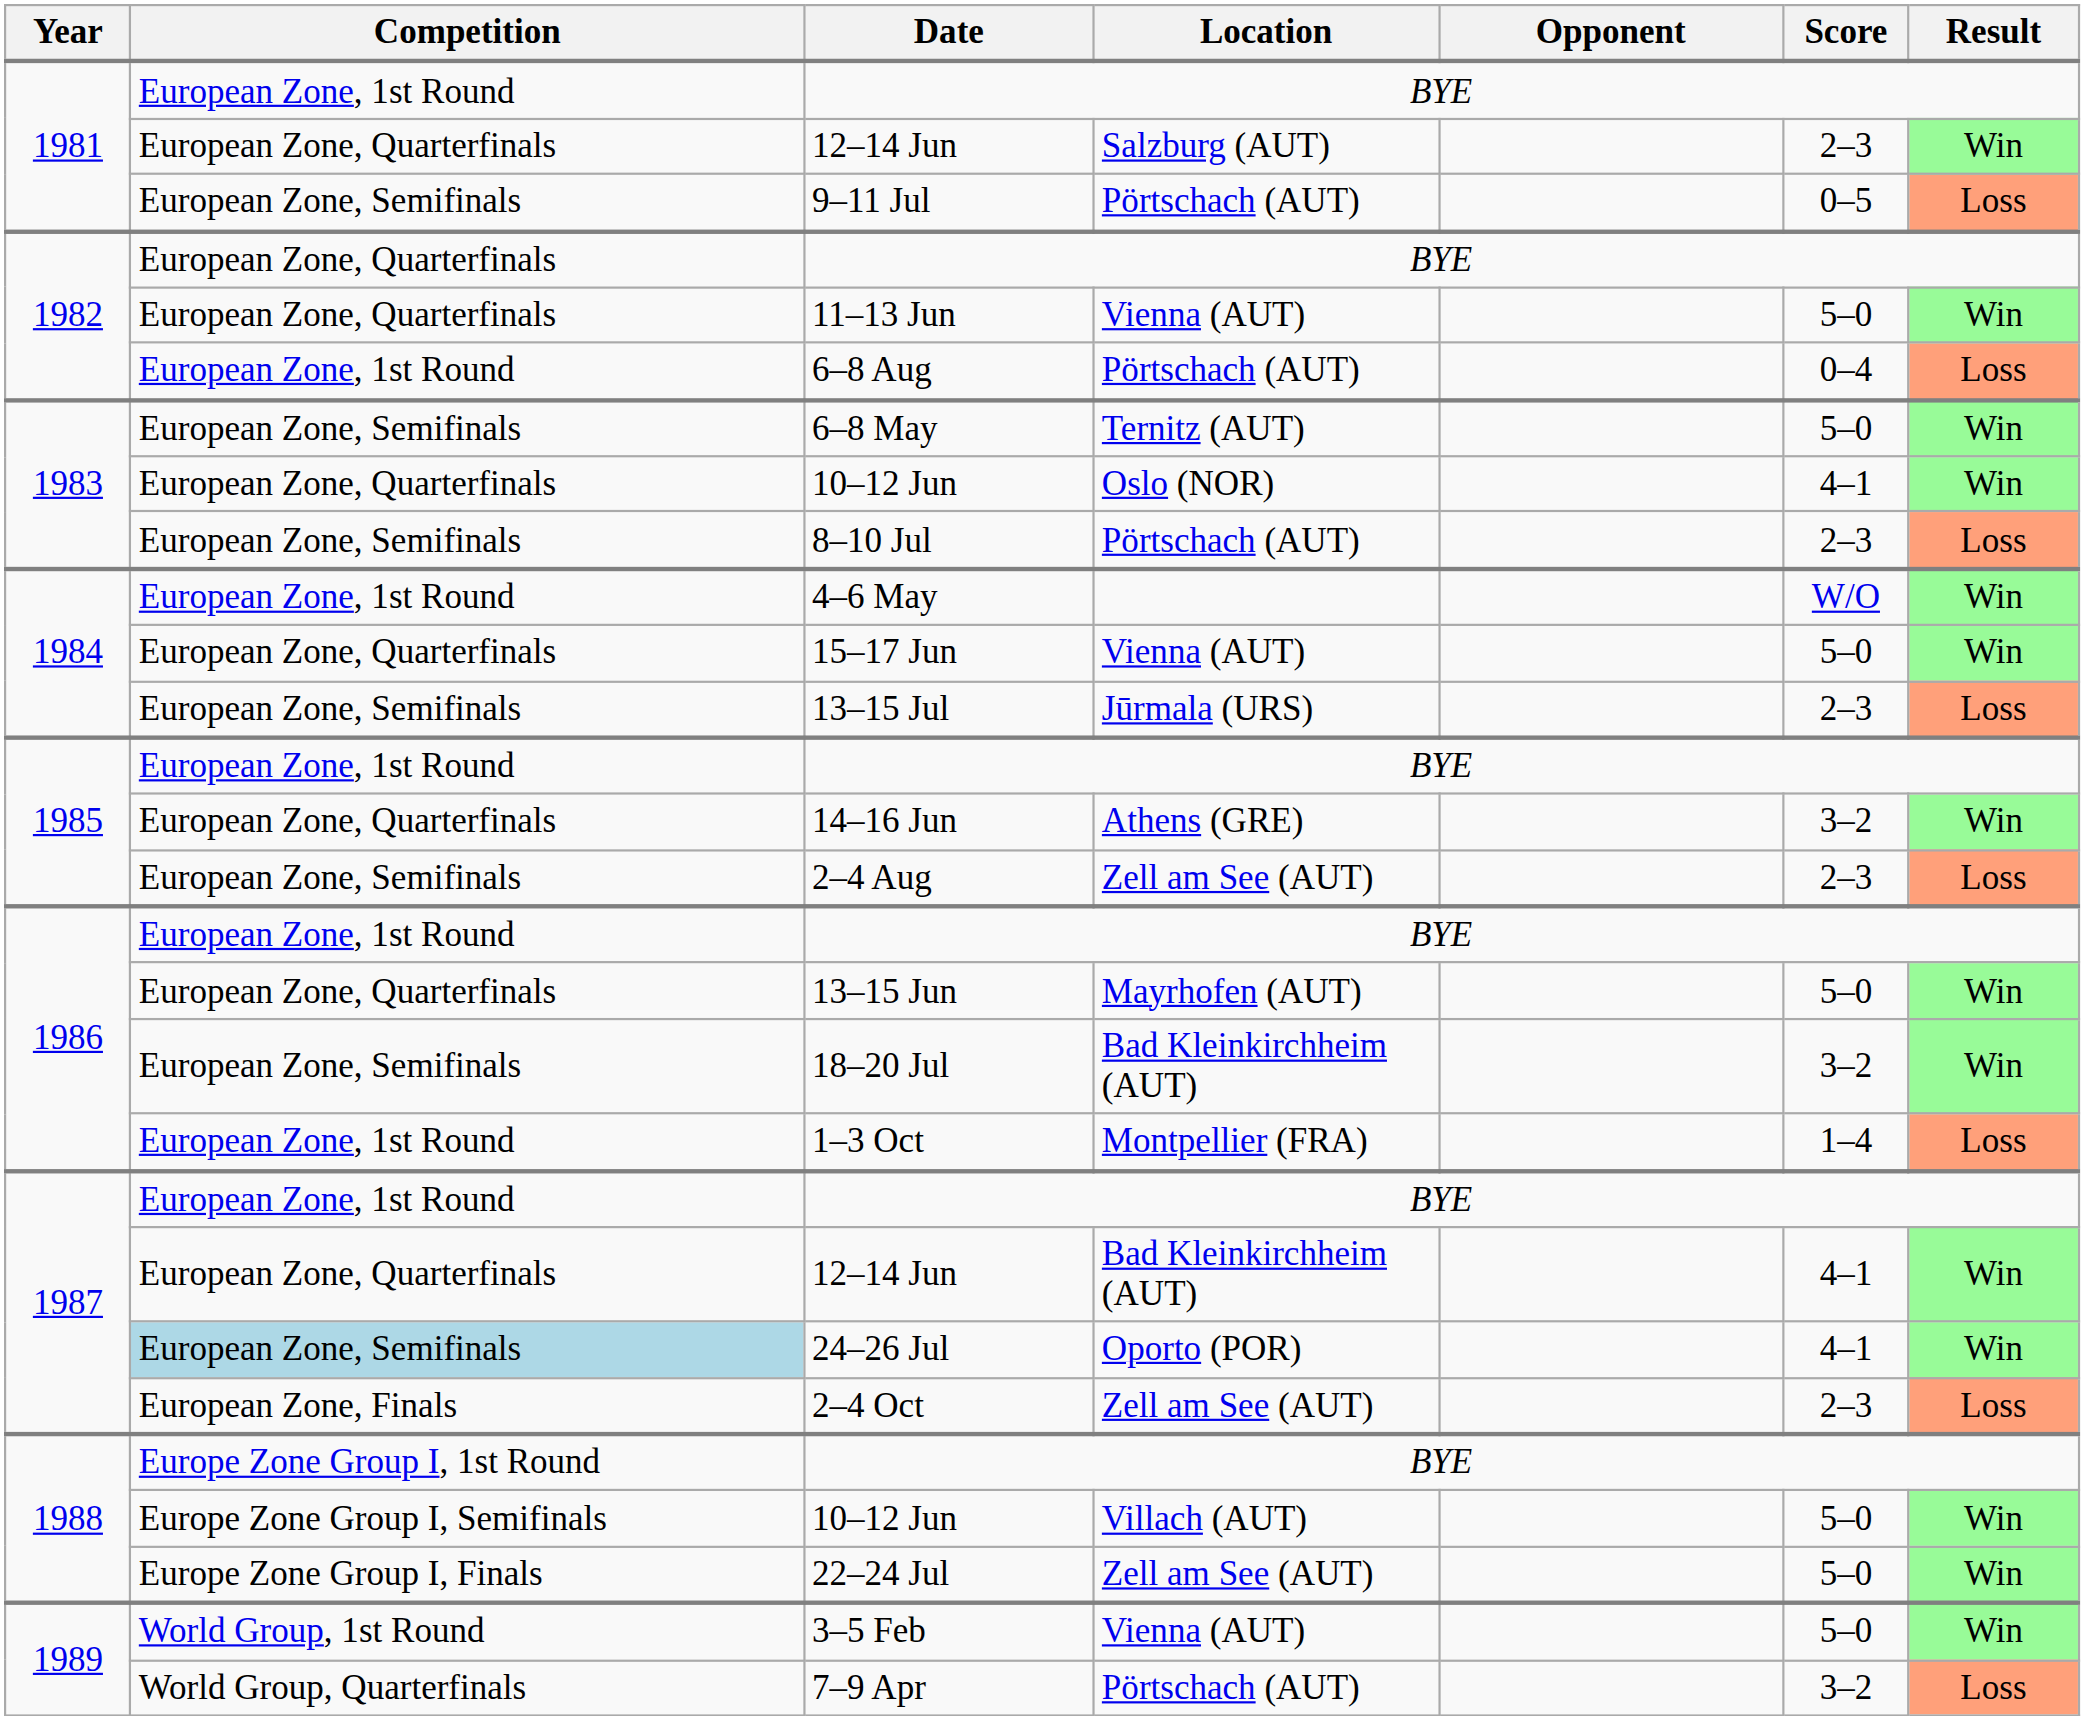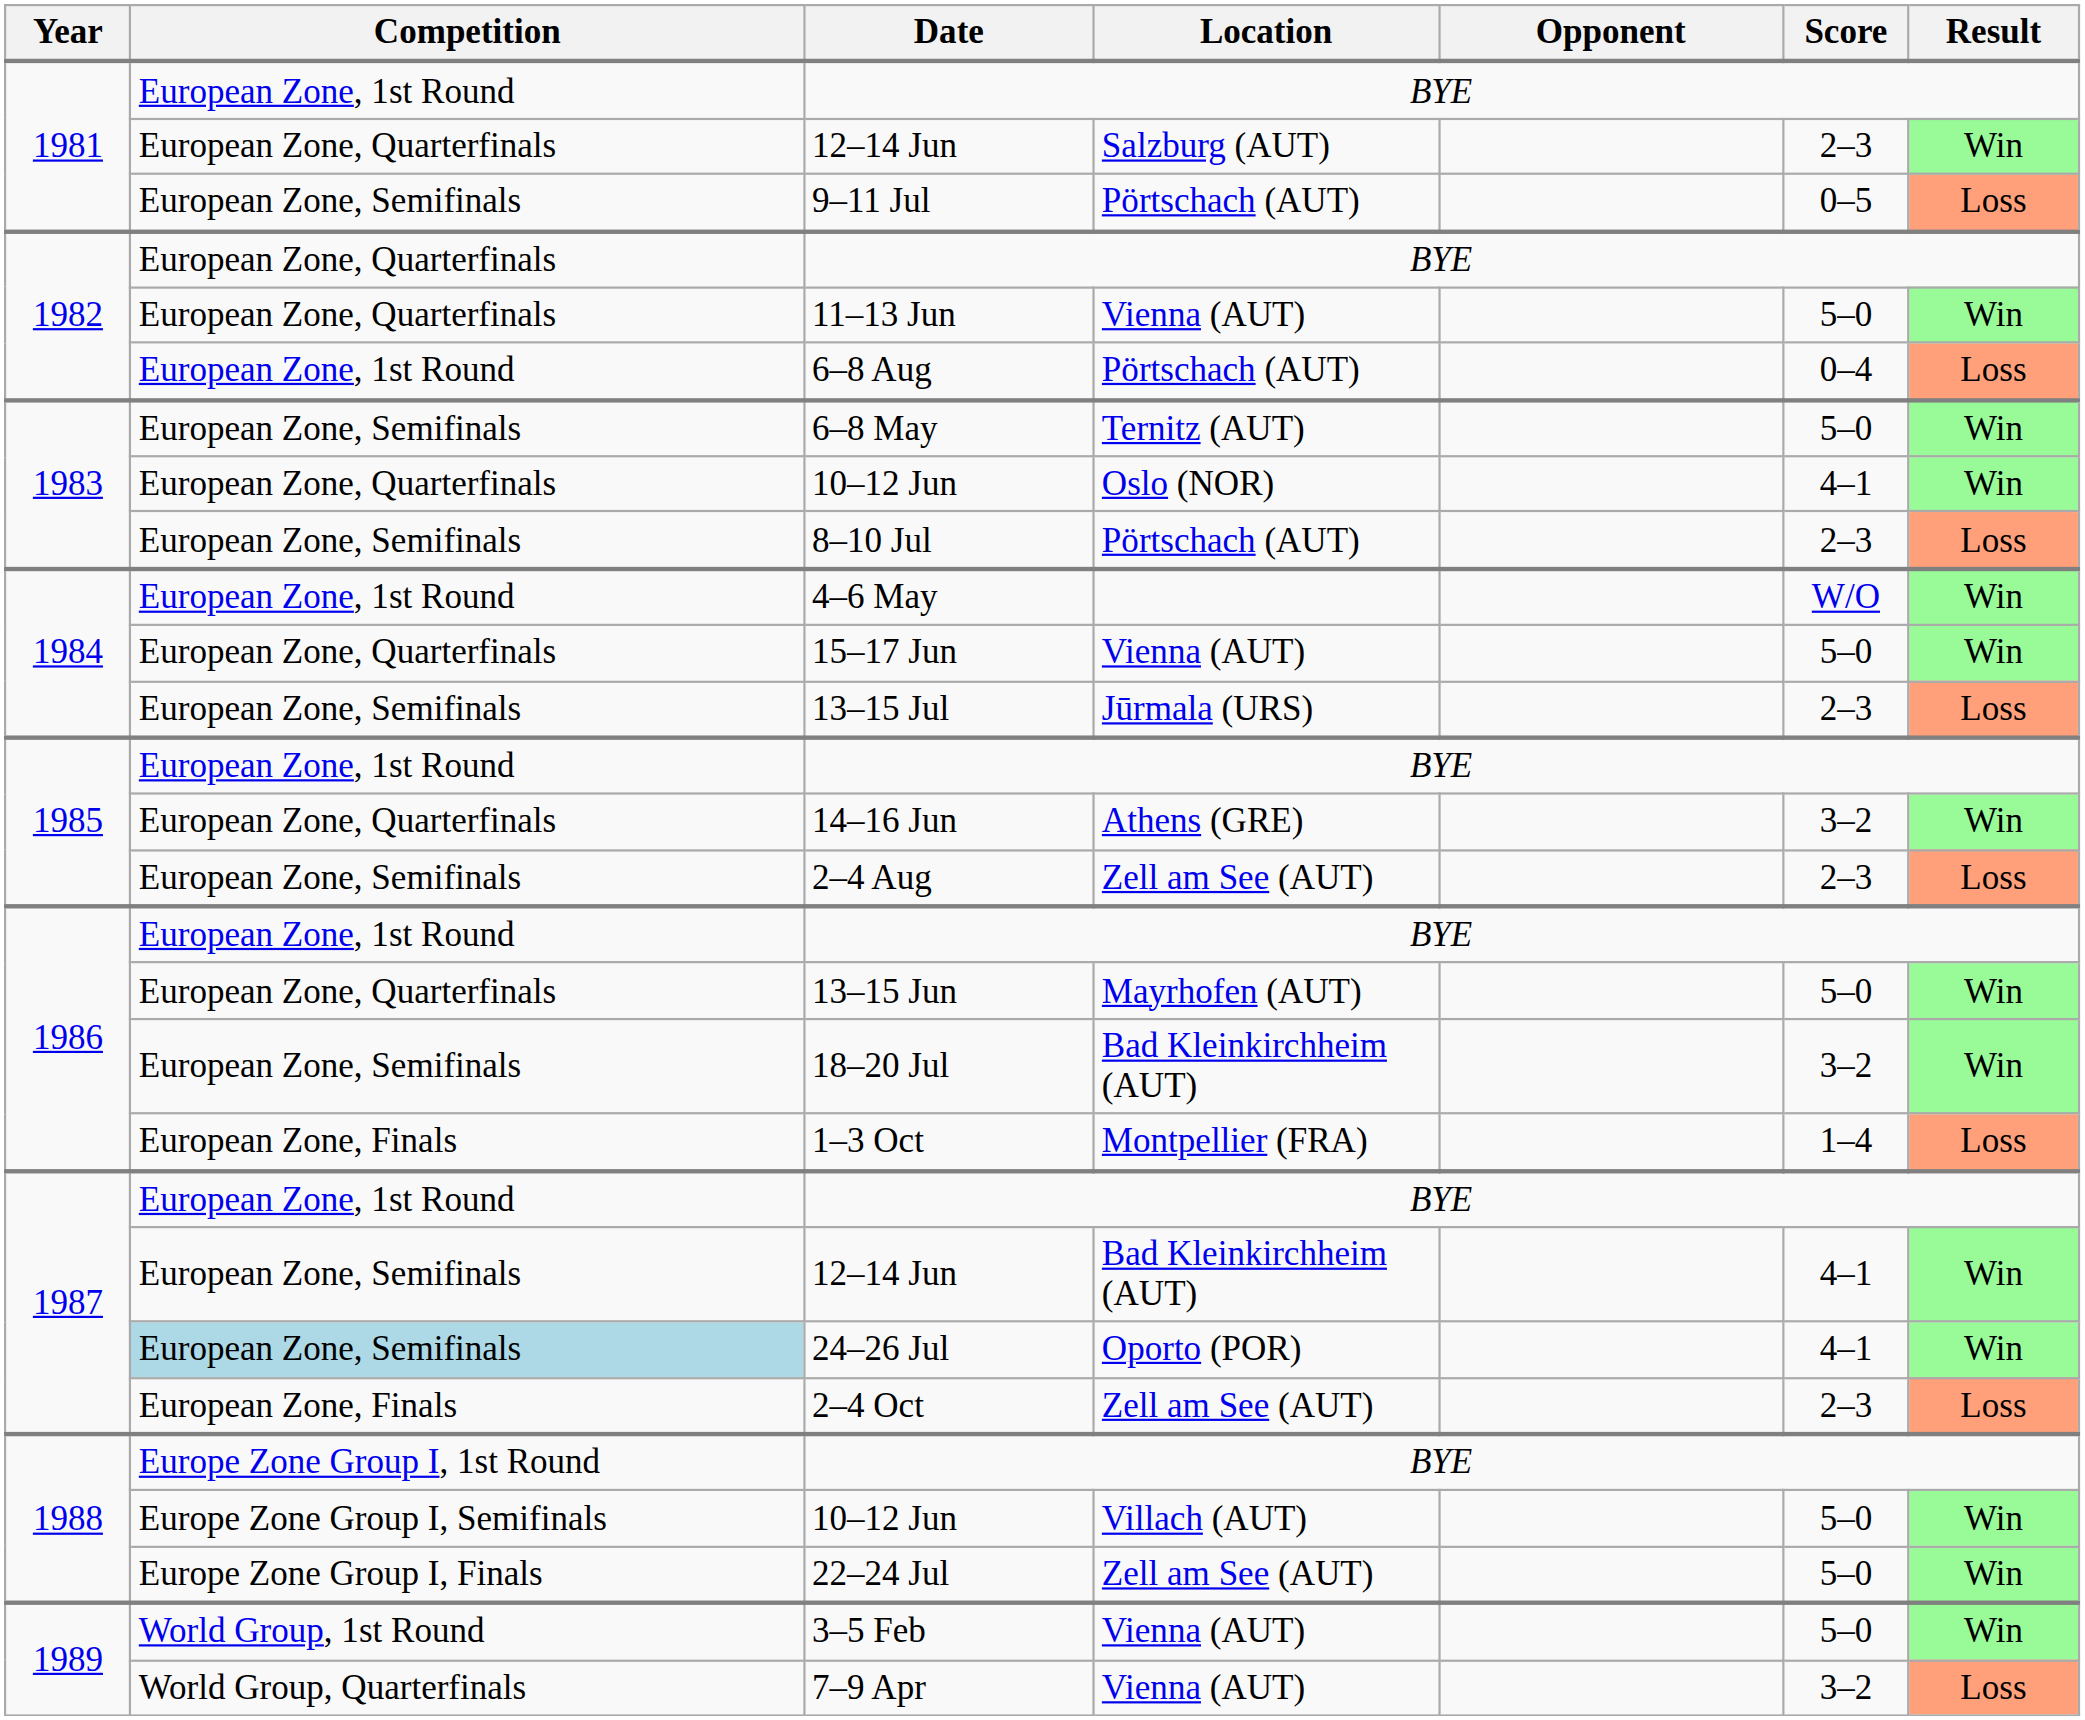(327, 1140) European Zone, 1st Round -> (298, 1140) European Zone, Finals
(348, 1273) European Zone, Quarterfinals -> (330, 1273) European Zone, Semifinals
(1231, 1686) Pörtschach (AUT) -> (1203, 1686) Vienna (AUT)
